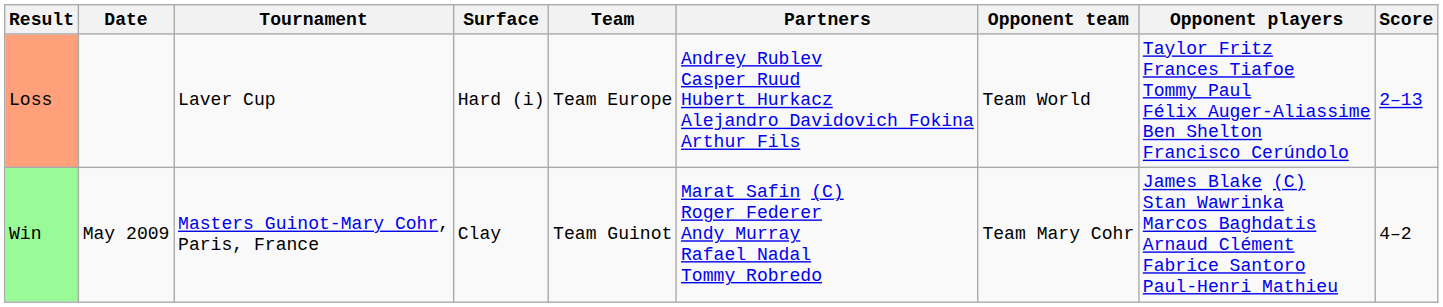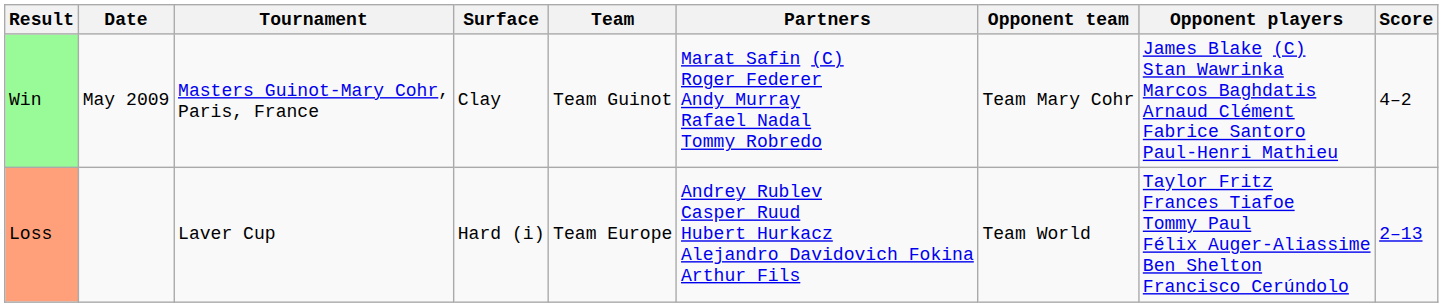rows swapped: (25, 235) <-> (31, 101)
